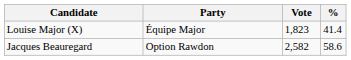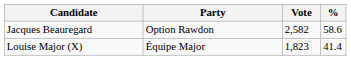rows swapped: (50, 47) <-> (45, 30)
